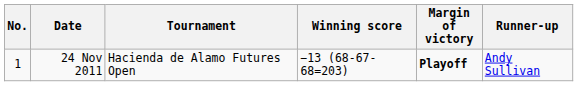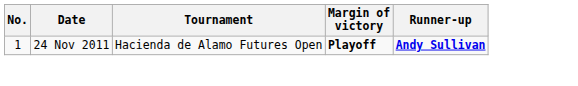- column: (357, 27)
(512, 65) normal -> (441, 46) bold
